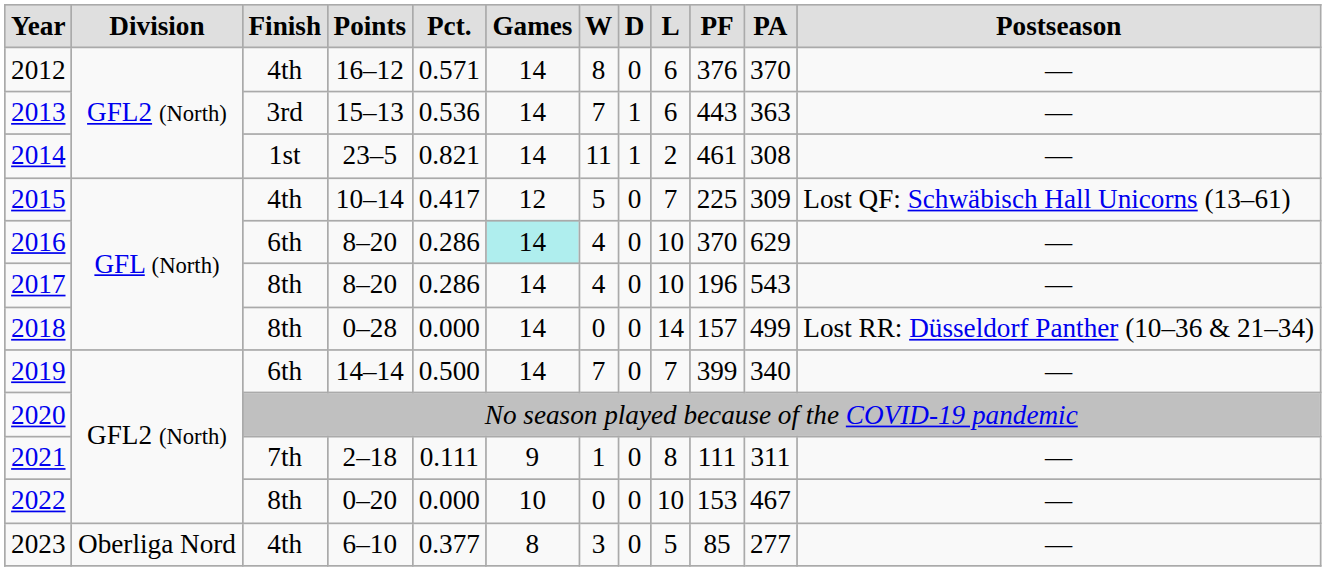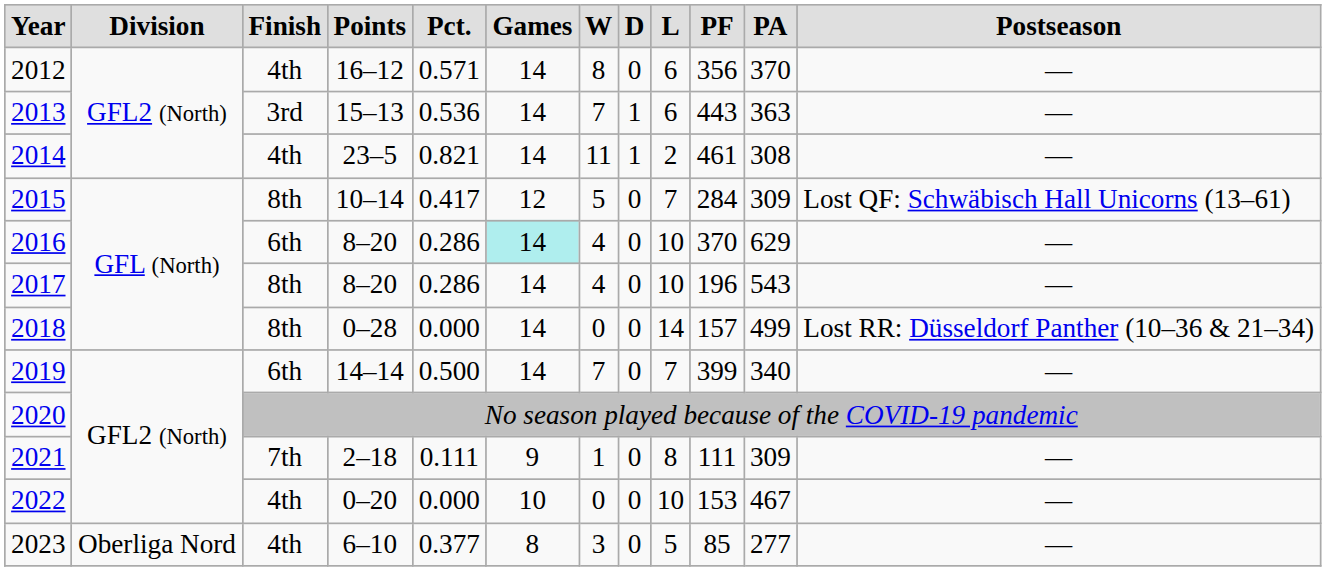(717, 69) 376 -> (717, 69) 356
(285, 155) 1st -> (285, 155) 4th
(285, 198) 4th -> (285, 198) 8th
(717, 198) 225 -> (717, 198) 284
(770, 457) 311 -> (770, 457) 309
(285, 500) 8th -> (285, 500) 4th
